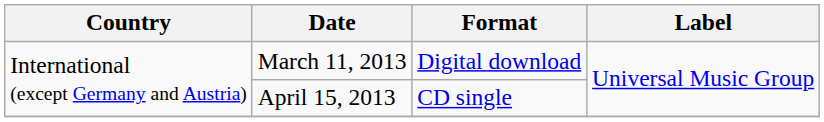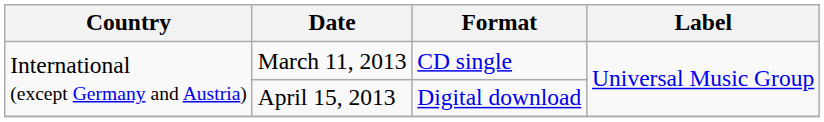(499, 60) Digital download -> (465, 60) CD single
(465, 97) CD single -> (499, 97) Digital download
